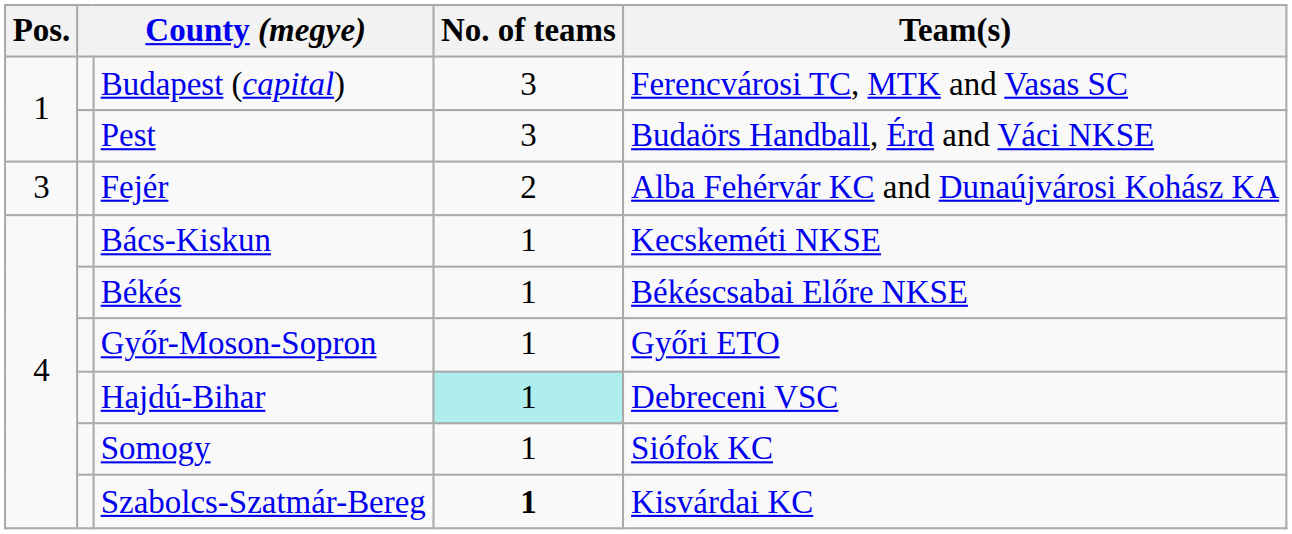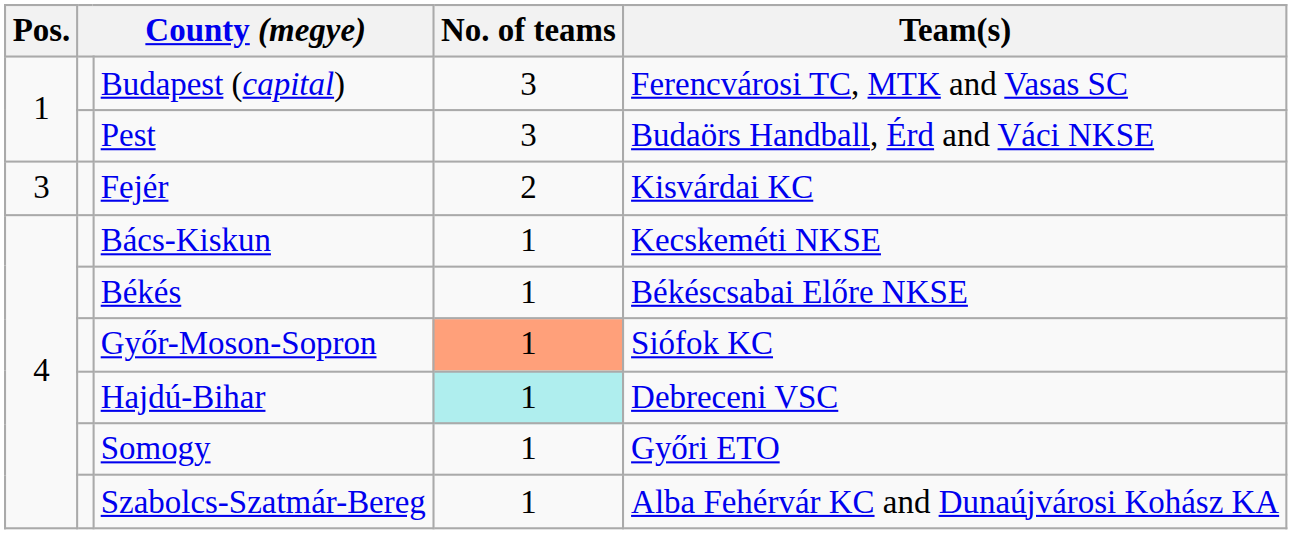(955, 187) Alba Fehérvár KC and Dunaújvárosi Kohász KA -> (722, 187) Kisvárdai KC
(528, 344) no background -> (528, 344) lightsalmon background
(705, 344) Győri ETO -> (702, 344) Siófok KC
(702, 448) Siófok KC -> (705, 448) Győri ETO
(528, 501) bold -> (528, 501) normal
(722, 501) Kisvárdai KC -> (955, 501) Alba Fehérvár KC and Dunaújvárosi Kohász KA
